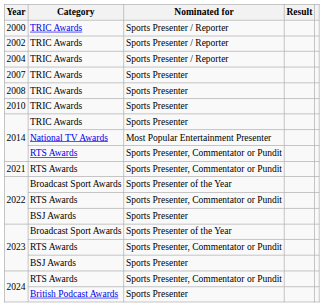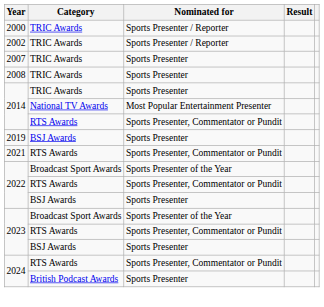- row: (16, 59)
- row: (16, 106)
+ row: (16, 138)
